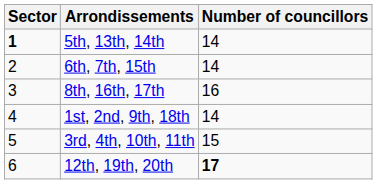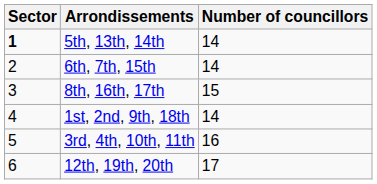(211, 91) 16 -> (211, 91) 15
(211, 141) 15 -> (211, 141) 16
(211, 166) bold -> (211, 166) normal
